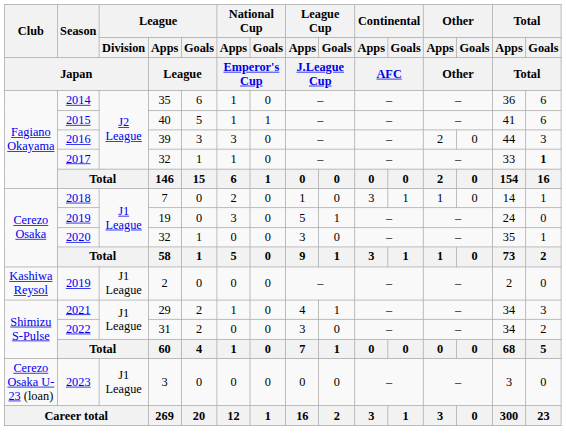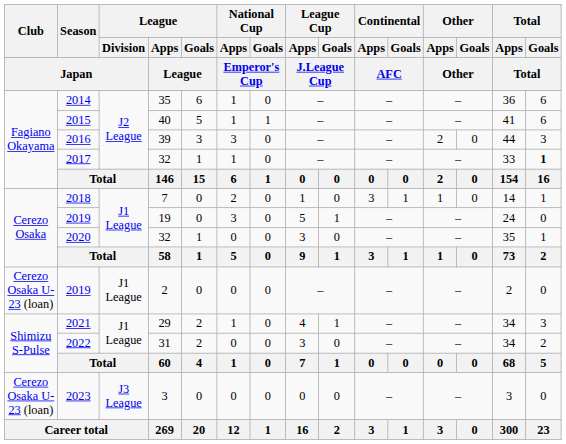(31, 283) Kashiwa Reysol -> (31, 290) Cerezo Osaka U-23 (loan)
(124, 382) J1 League -> (124, 396) J3 League
